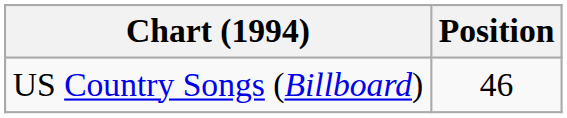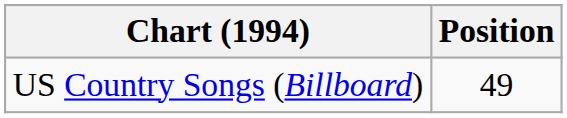(497, 84) 46 -> (497, 84) 49
